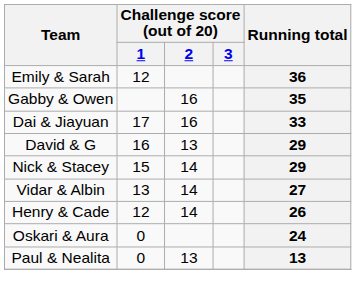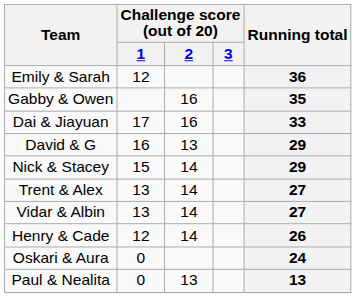+ row: (61, 190)
